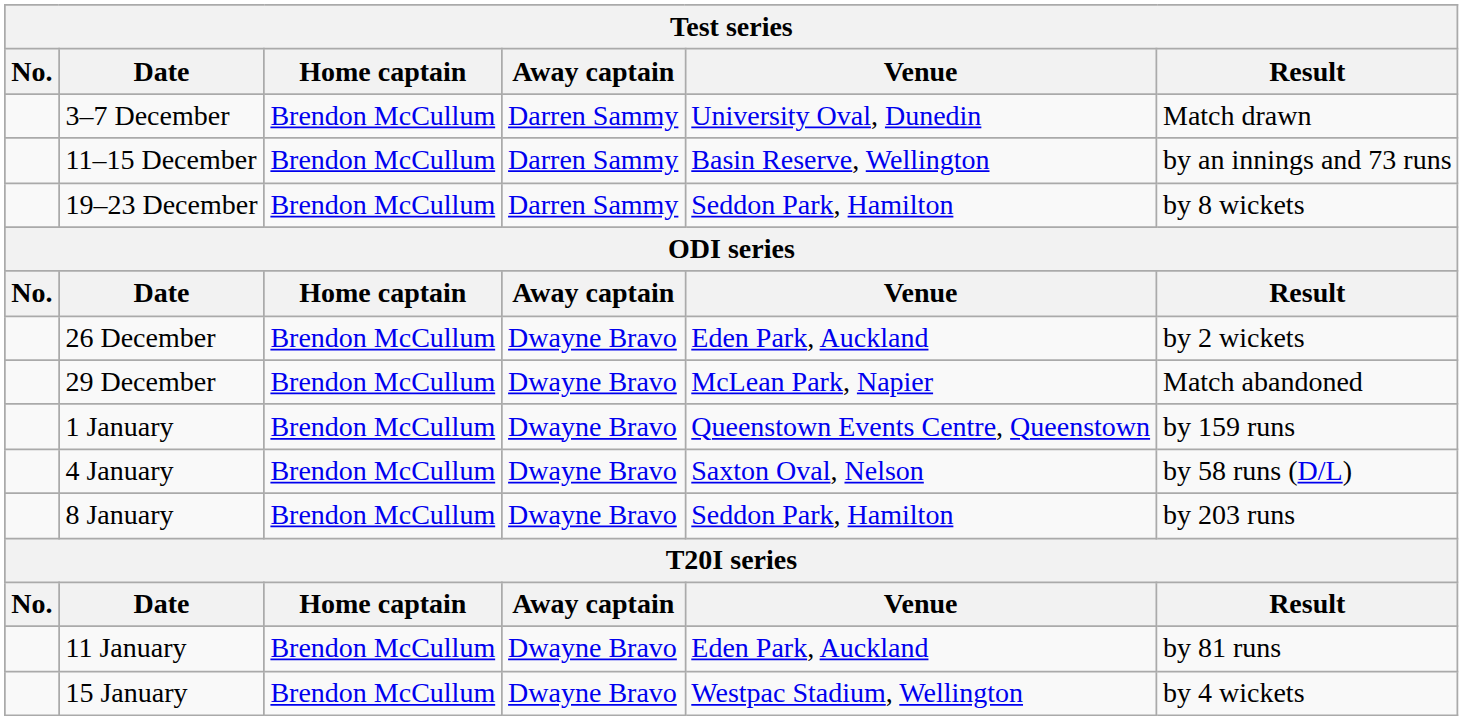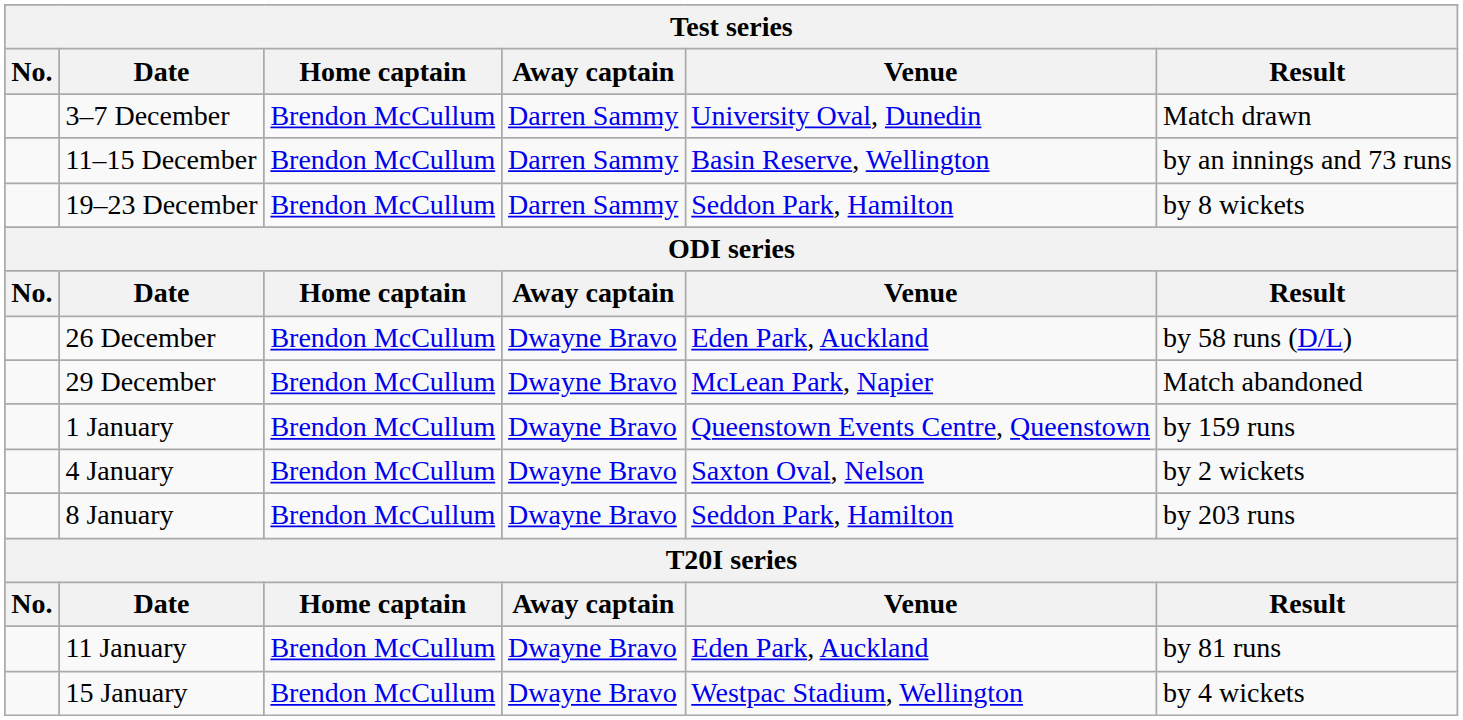(1234, 337) by 2 wickets -> (1257, 337) by 58 runs (D/L)
(1257, 470) by 58 runs (D/L) -> (1234, 470) by 2 wickets
